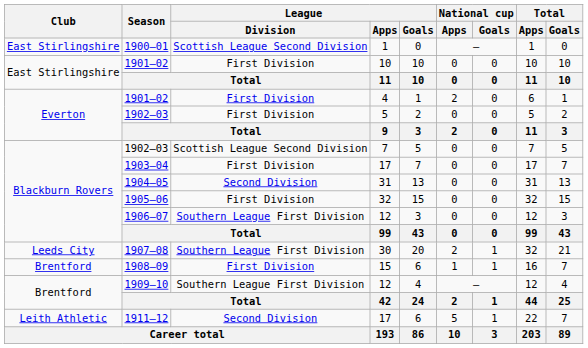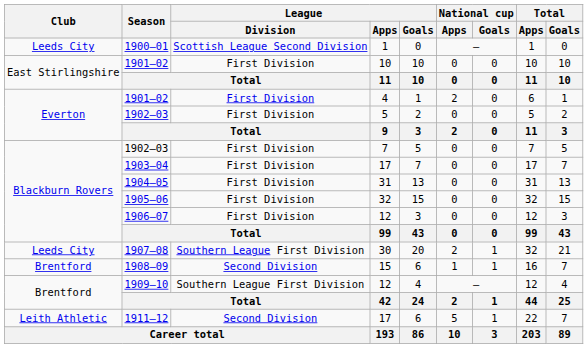(63, 47) East Stirlingshire -> (63, 47) Leeds City
(270, 148) Scottish League Second Division -> (270, 148) First Division
(270, 182) Second Division -> (270, 182) First Division
(270, 216) Southern League First Division -> (270, 216) First Division
(270, 267) First Division -> (270, 267) Second Division
